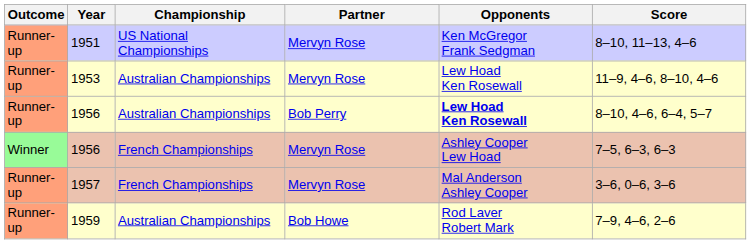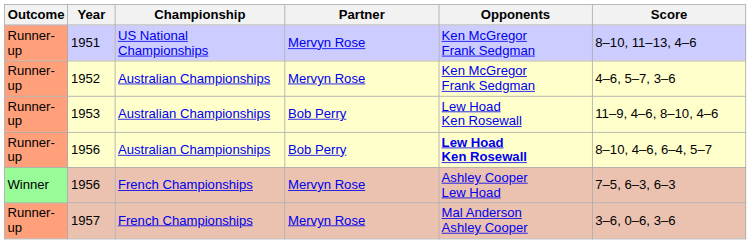+ row: (85, 78)
(327, 78) Mervyn Rose -> (317, 114) Bob Perry
- row: (85, 220)
